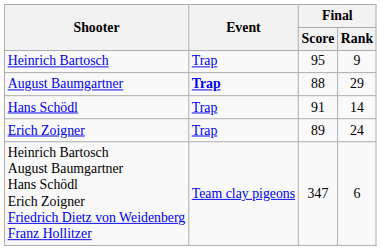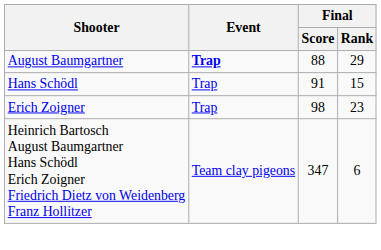- row: (58, 61)
(357, 107) 14 -> (357, 84) 15
(318, 130) 89 -> (318, 107) 98
(357, 130) 24 -> (357, 107) 23
